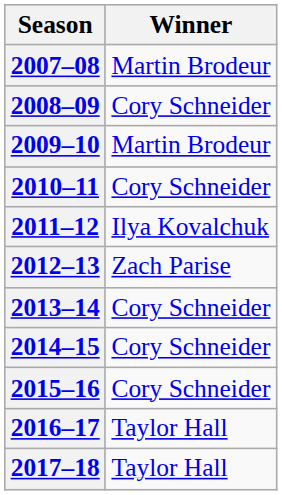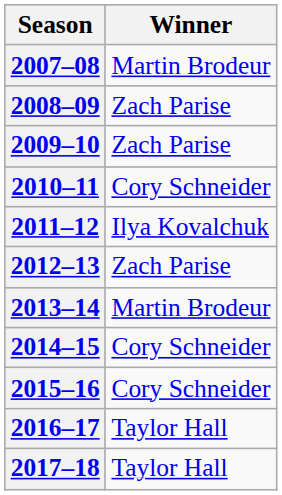(191, 105) Cory Schneider -> (171, 105) Zach Parise
(191, 145) Martin Brodeur -> (171, 145) Zach Parise
(191, 307) Cory Schneider -> (191, 307) Martin Brodeur
